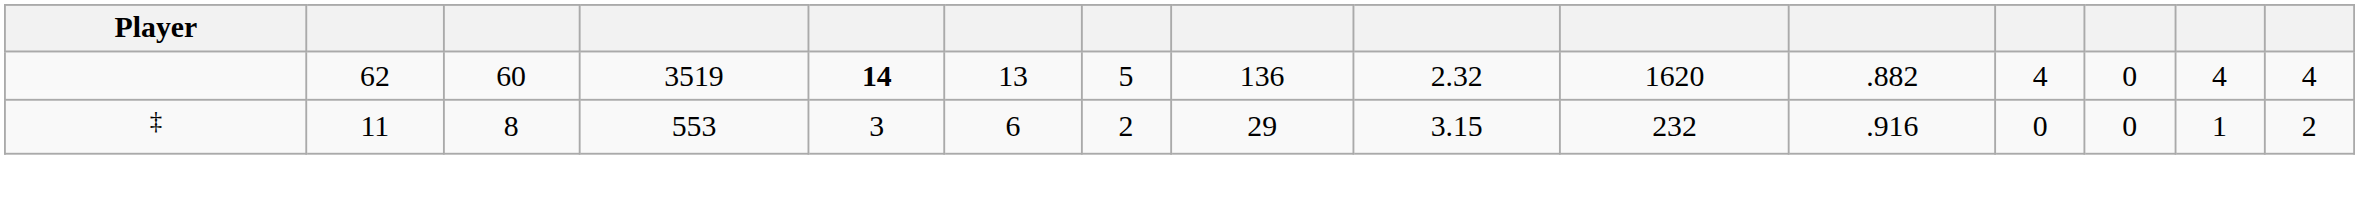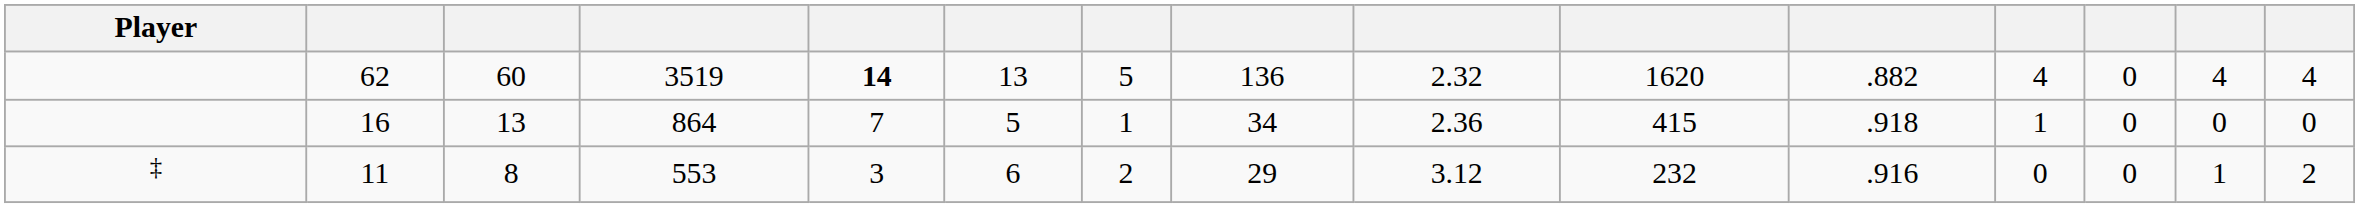+ row: (375, 122)
(1457, 126) 3.15 -> (1457, 173) 3.12
